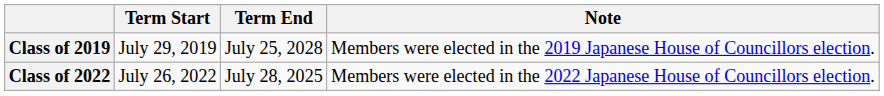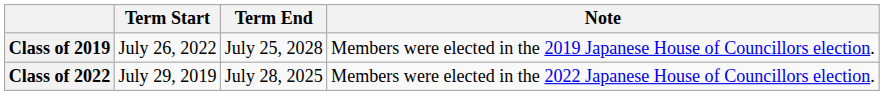(167, 47) July 29, 2019 -> (167, 47) July 26, 2022
(167, 76) July 26, 2022 -> (167, 76) July 29, 2019
